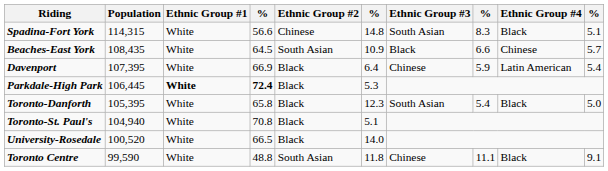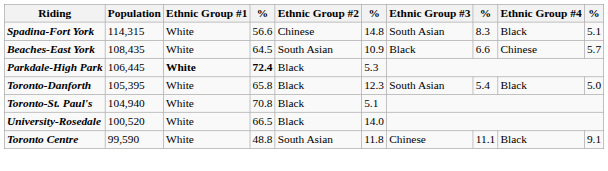- row: (32, 67)
